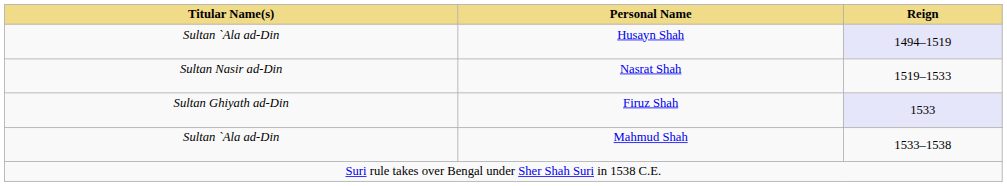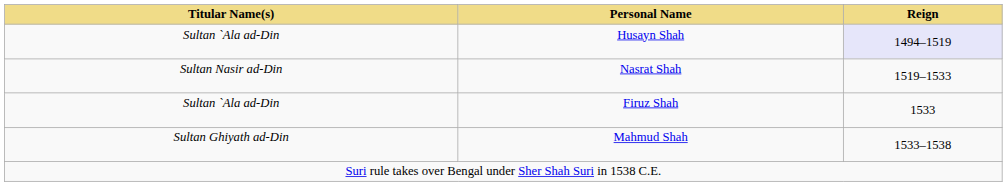(231, 103) Sultan Ghiyath ad-Din -> (231, 103) Sultan `Ala ad-Din
(923, 110) lavender background -> (923, 110) no background
(231, 137) Sultan `Ala ad-Din -> (231, 137) Sultan Ghiyath ad-Din
